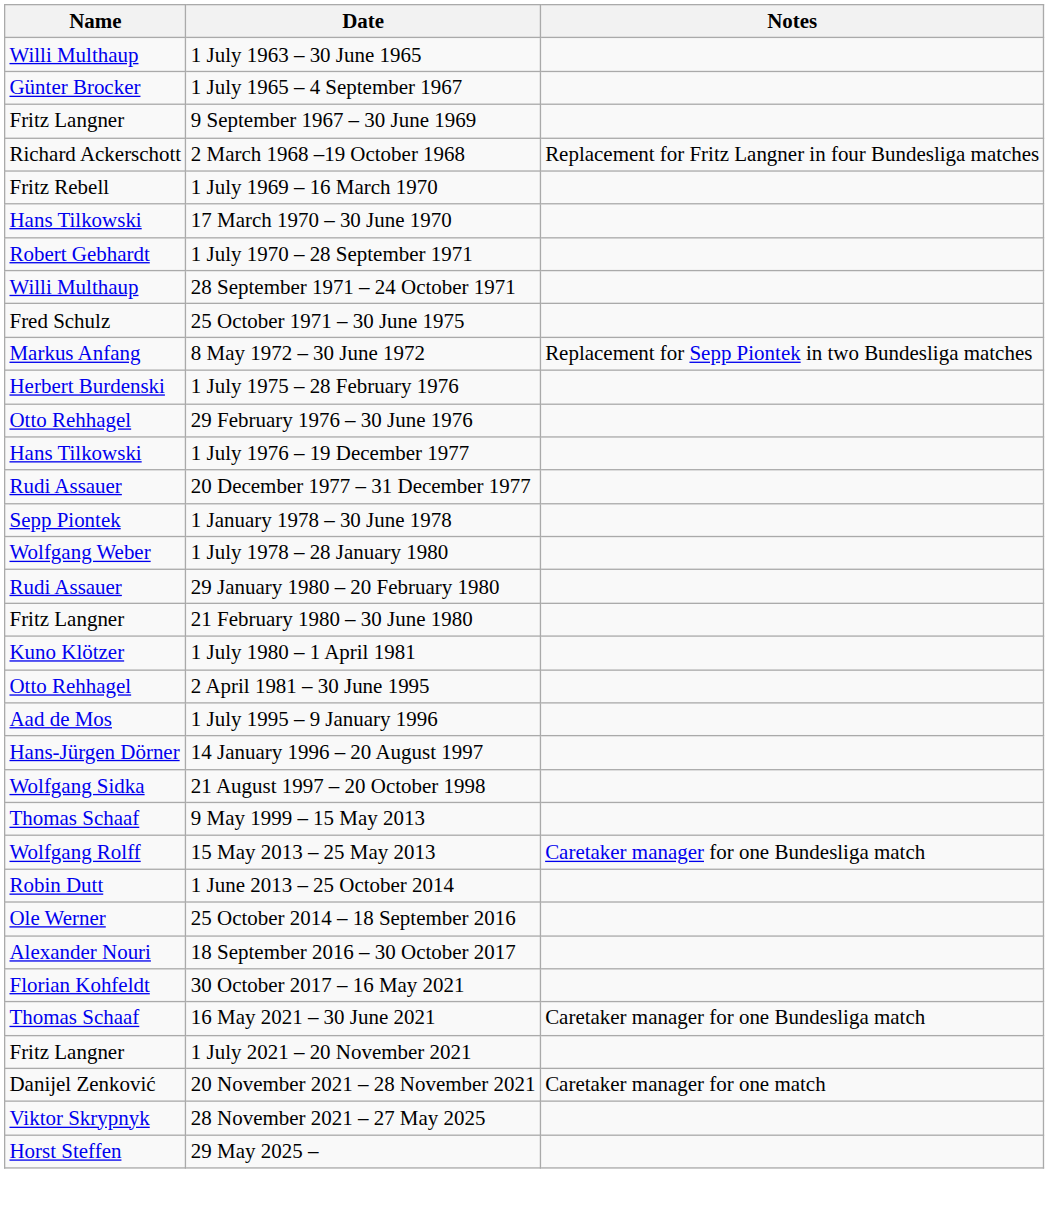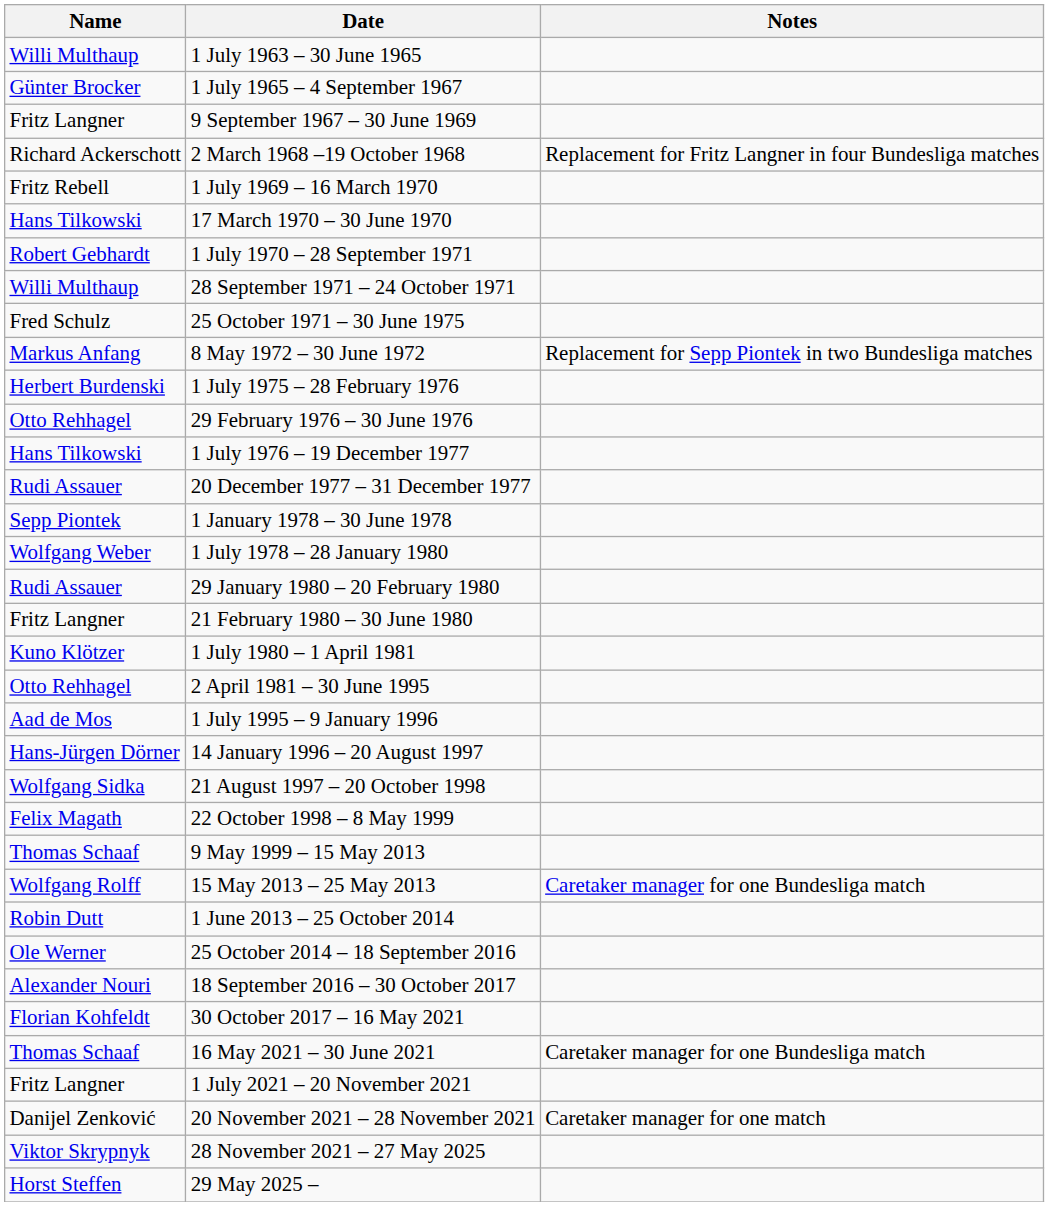+ row: (322, 818)
